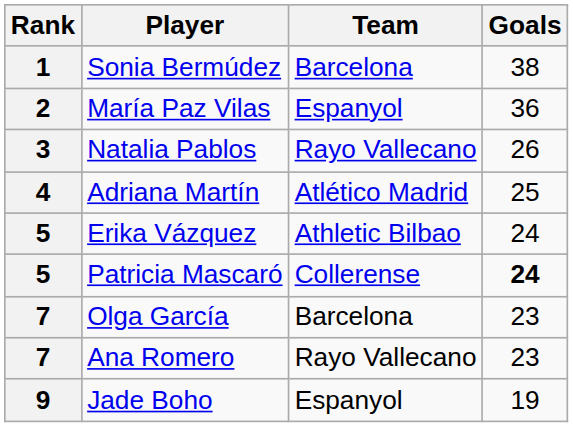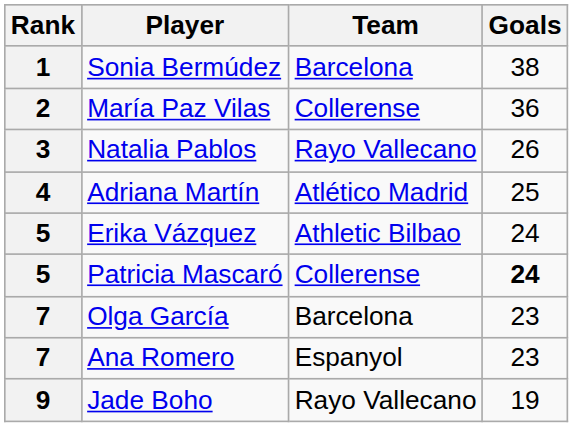(349, 108) Espanyol -> (357, 108) Collerense
(386, 358) Rayo Vallecano -> (349, 358) Espanyol
(349, 399) Espanyol -> (386, 399) Rayo Vallecano
